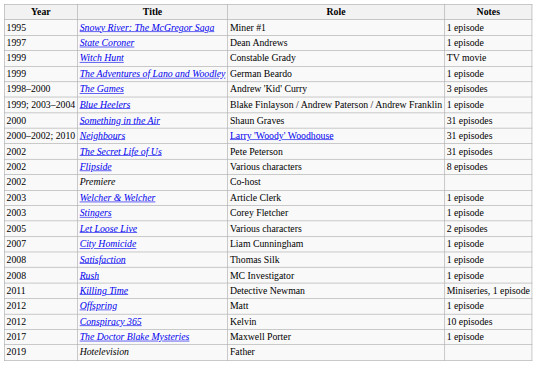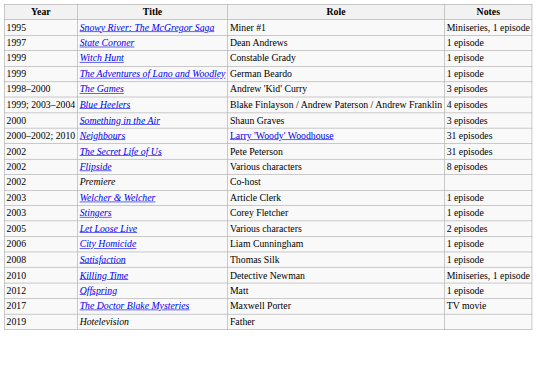(465, 27) 1 episode -> (488, 27) Miniseries, 1 episode
(467, 58) TV movie -> (465, 58) 1 episode
(465, 105) 1 episode -> (467, 105) 4 episodes
(470, 120) 31 episodes -> (467, 120) 3 episodes
(16, 244) 2007 -> (16, 244) 2006
- row: (89, 275)
(16, 290) 2011 -> (16, 275) 2010
- row: (111, 321)
(465, 337) 1 episode -> (467, 306) TV movie
